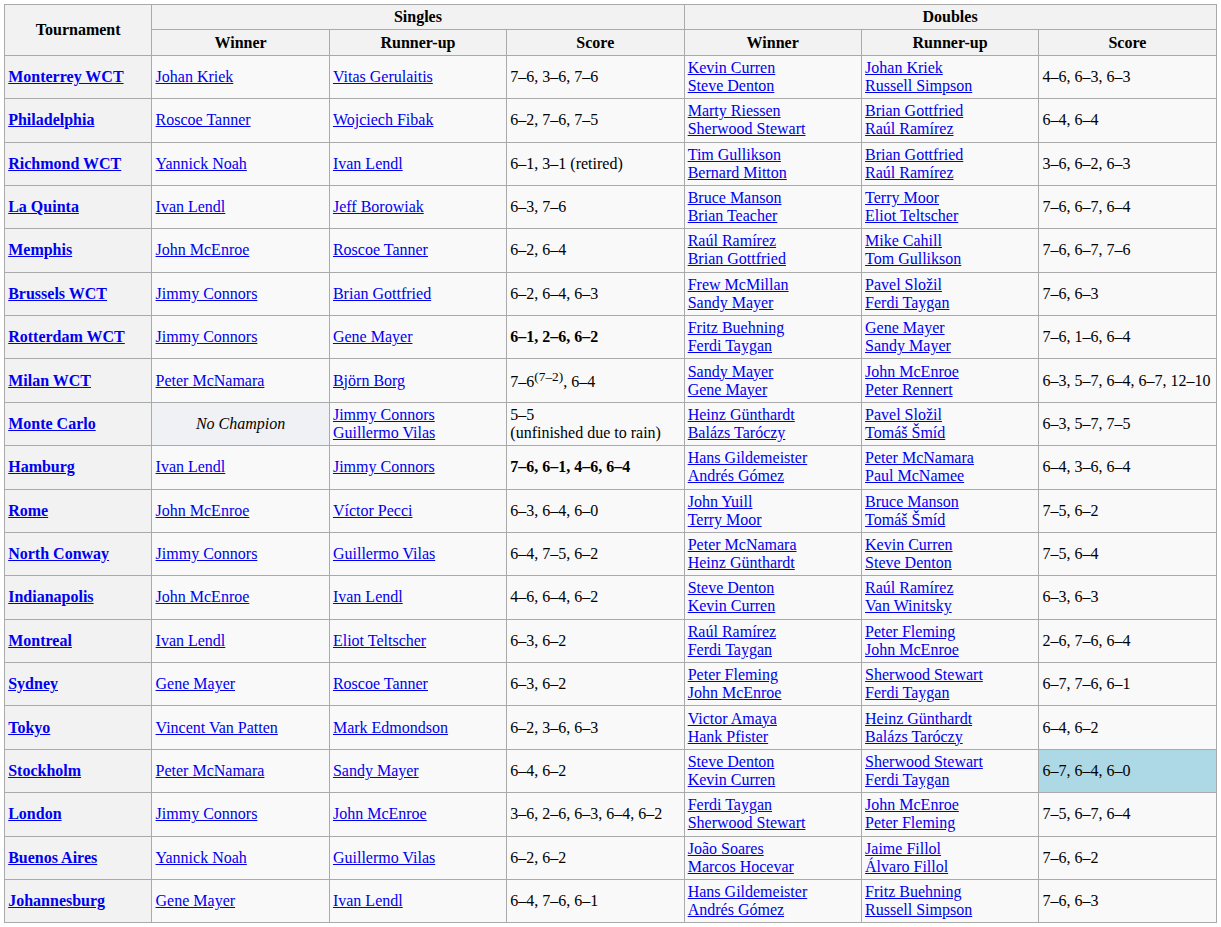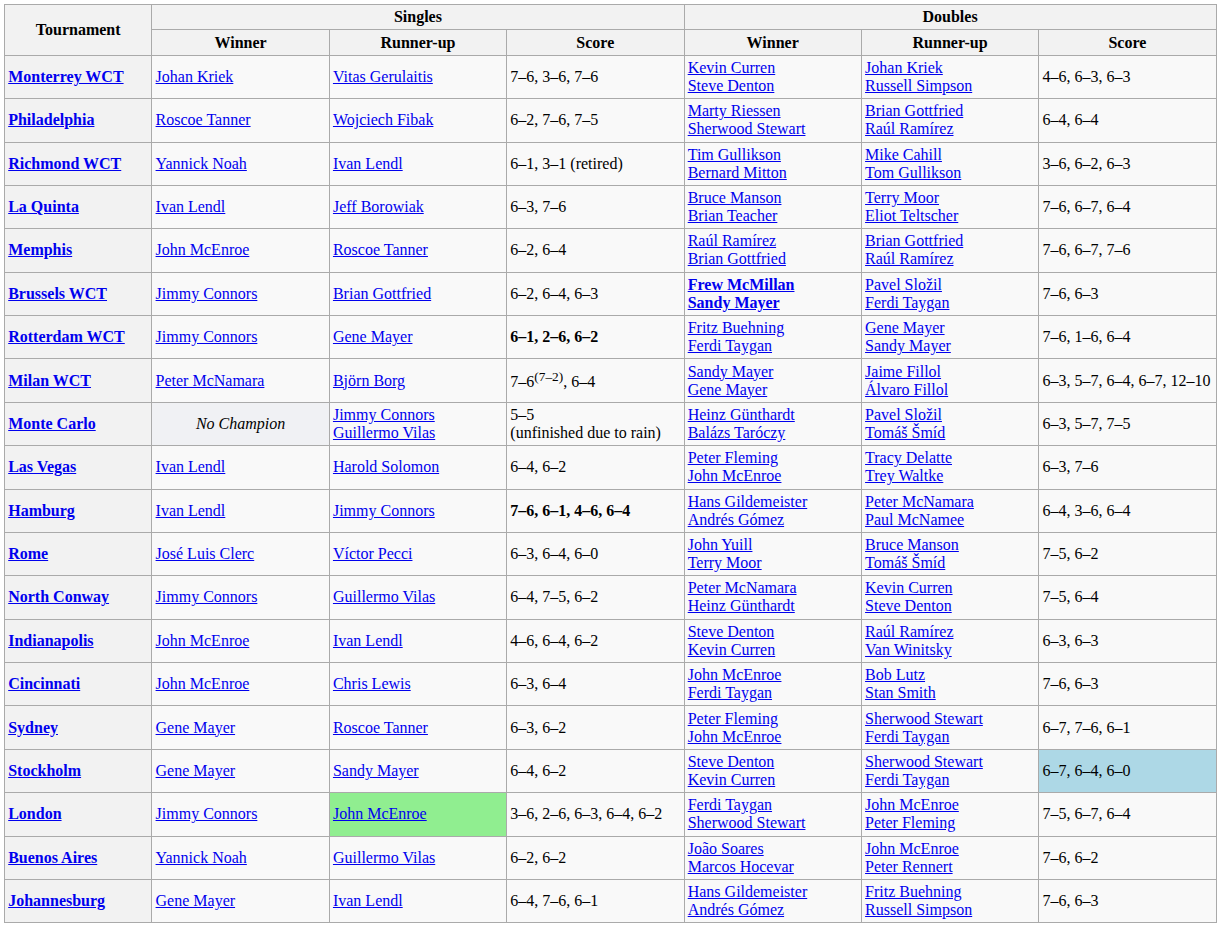(914, 163) Brian Gottfried Raúl Ramírez -> (913, 163) Mike Cahill Tom Gullikson
(913, 250) Mike Cahill Tom Gullikson -> (914, 250) Brian Gottfried Raúl Ramírez
(738, 293) normal -> (741, 293) bold
(912, 380) John McEnroe Peter Rennert -> (907, 380) Jaime Fillol Álvaro Fillol
+ row: (42, 467)
(202, 510) John McEnroe -> (205, 554) José Luis Clerc
- row: (40, 640)
+ row: (44, 684)
- row: (29, 727)
(210, 770) Peter McNamara -> (195, 770) Gene Mayer
(380, 814) no background -> (380, 814) lightgreen background
(907, 857) Jaime Fillol Álvaro Fillol -> (912, 857) John McEnroe Peter Rennert
